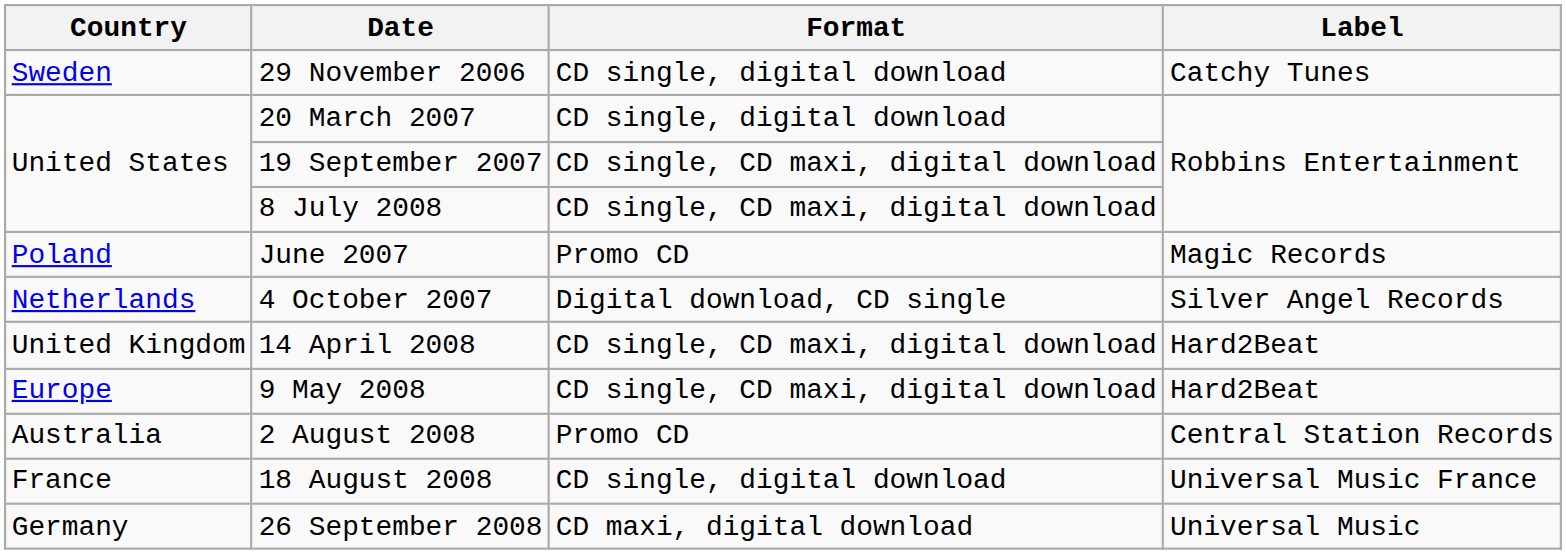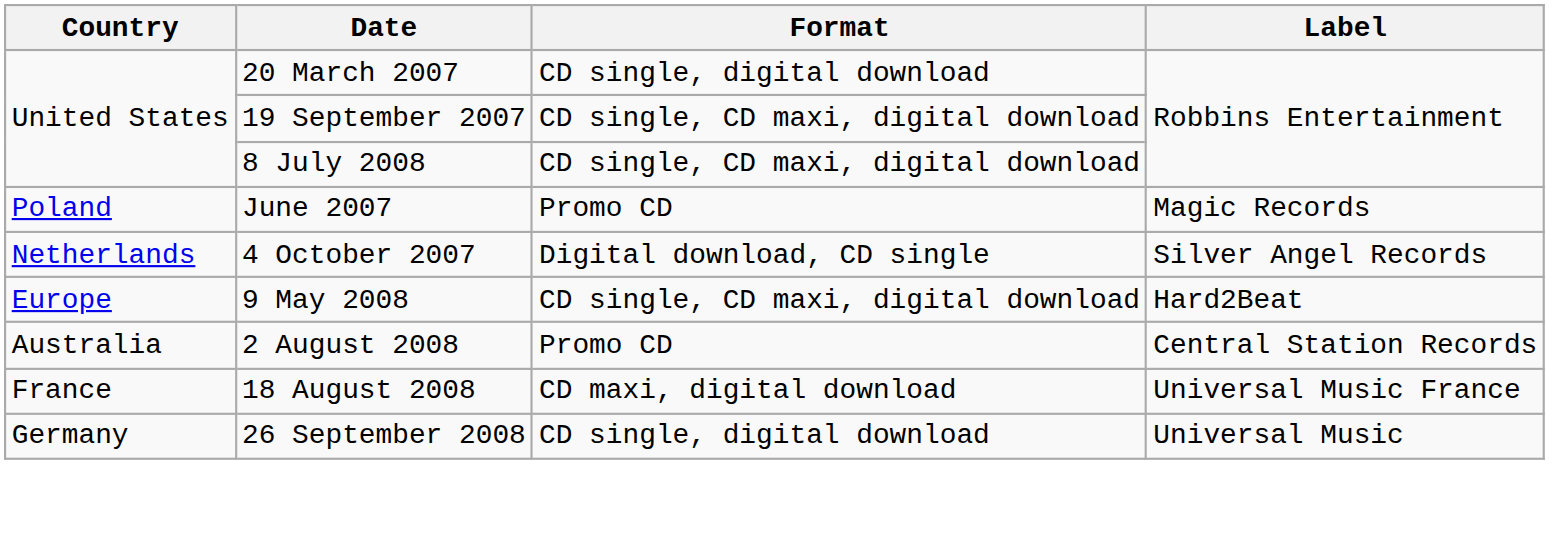- row: (392, 73)
- row: (367, 345)
(781, 481) CD single, digital download -> (748, 390) CD maxi, digital download
(764, 526) CD maxi, digital download -> (764, 436) CD single, digital download
